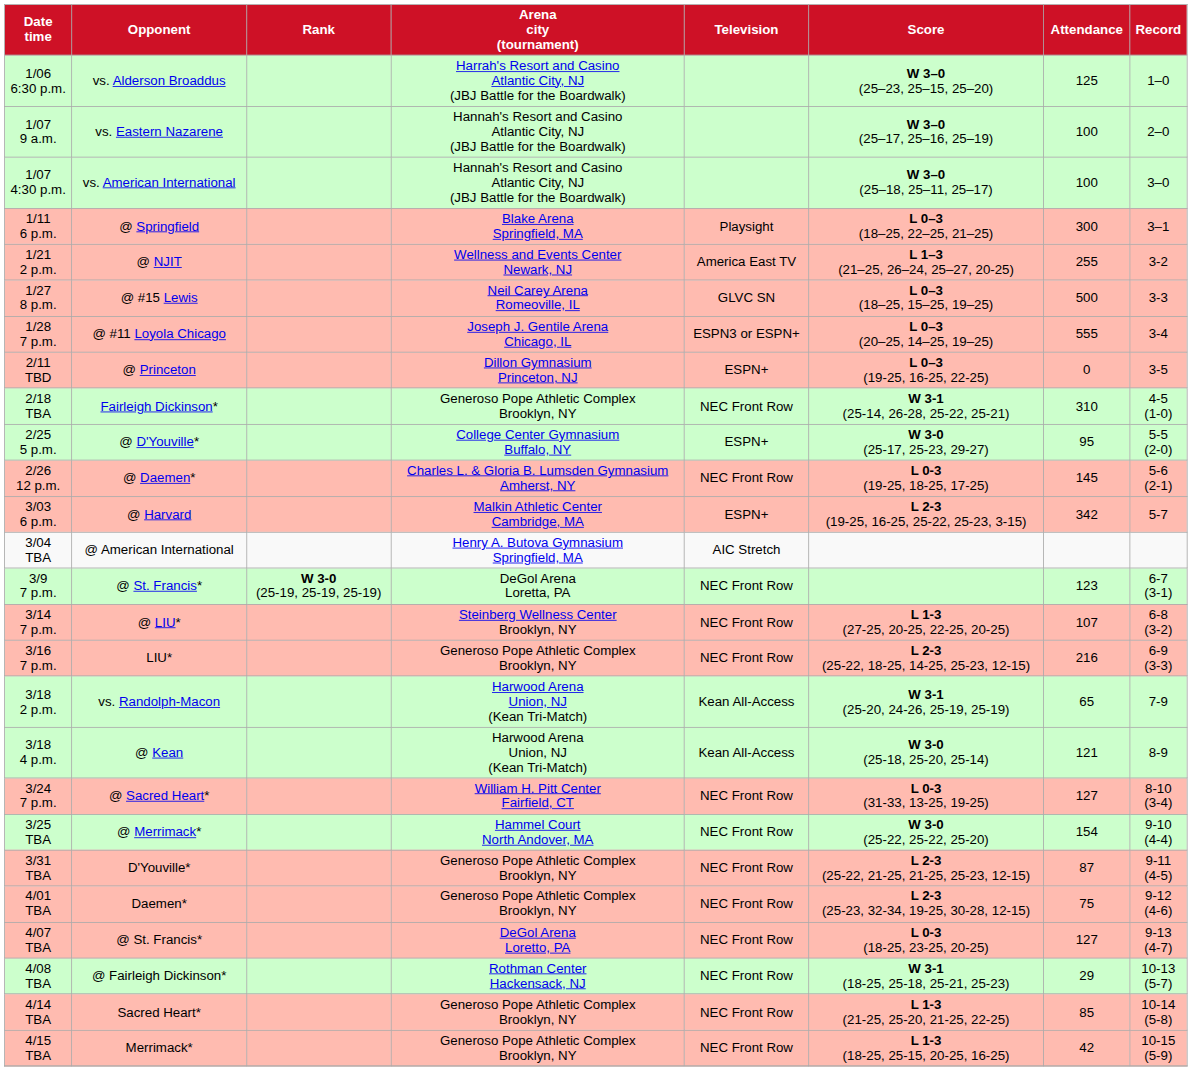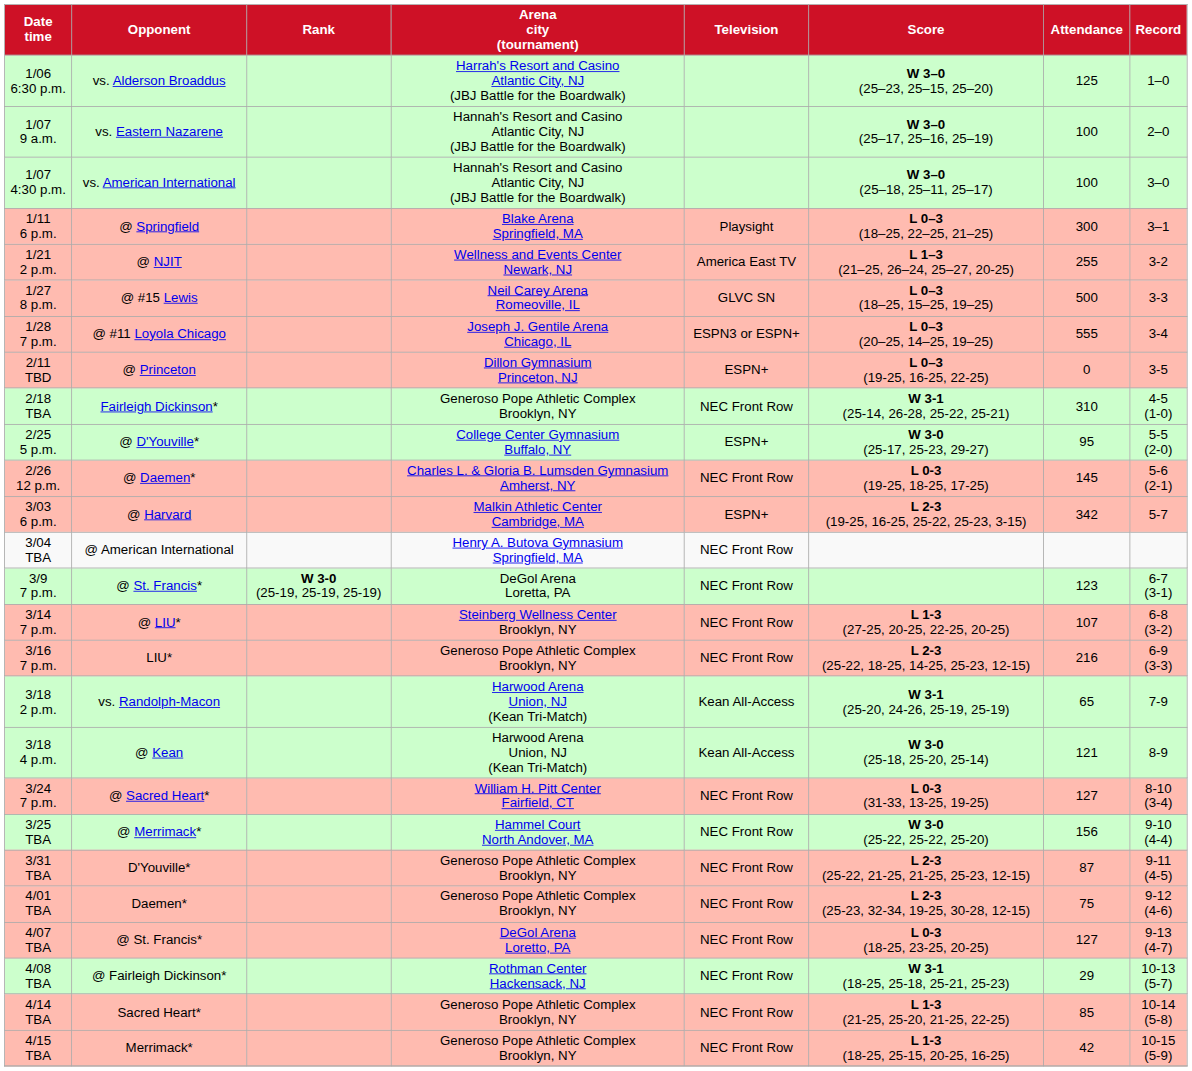(746, 550) AIC Stretch -> (746, 550) NEC Front Row
(1087, 832) 154 -> (1087, 832) 156
